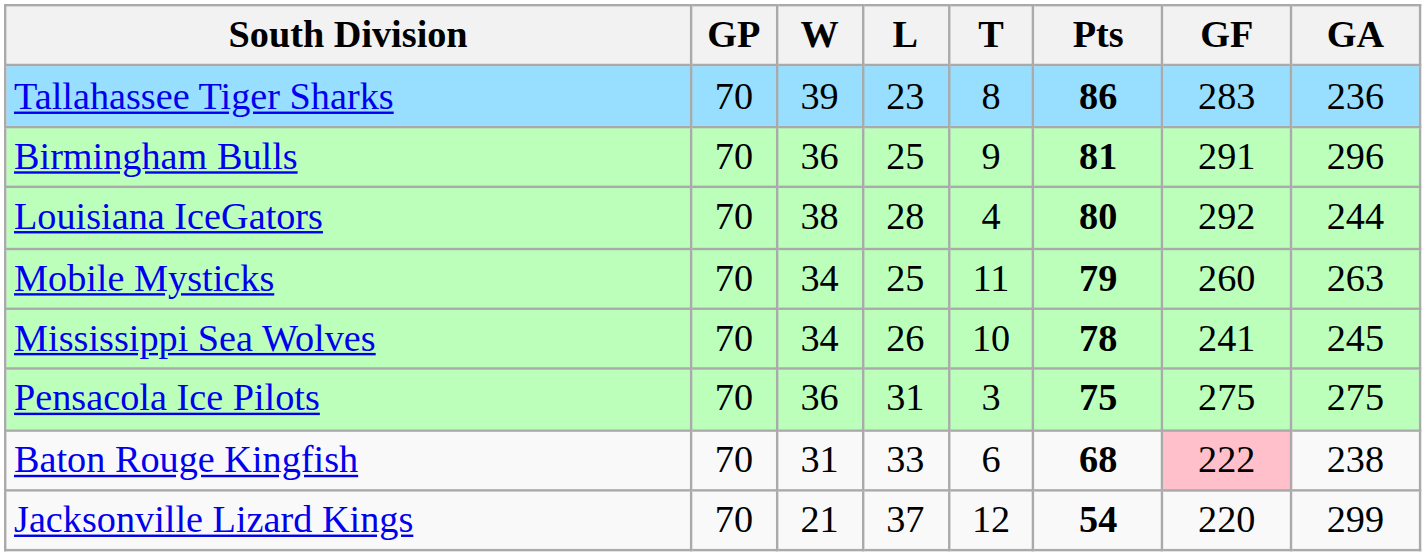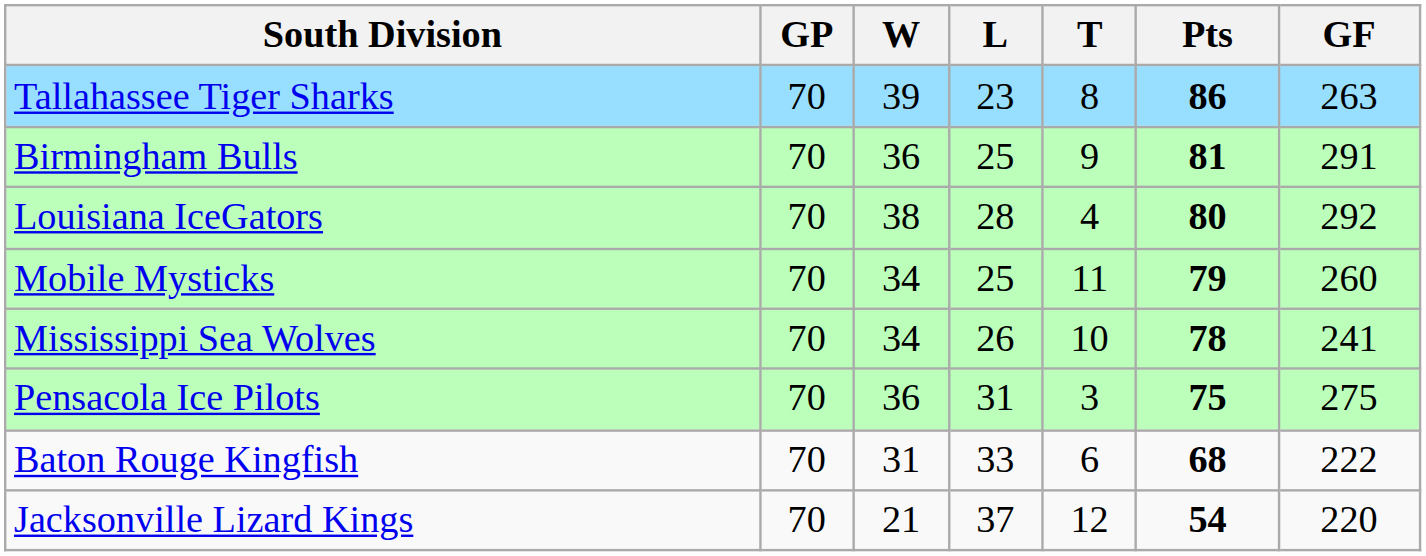- column: (1355, 34)
(1227, 95) 283 -> (1349, 95) 263
(1227, 459) pink background -> (1349, 459) no background
